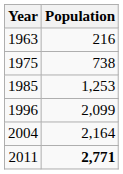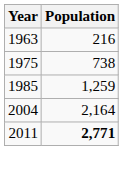(98, 86) 1,253 -> (98, 86) 1,259
- row: (23, 110)
